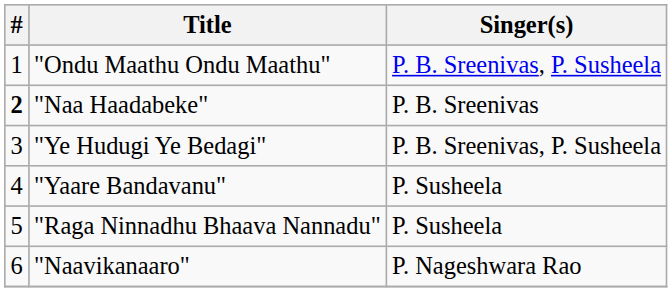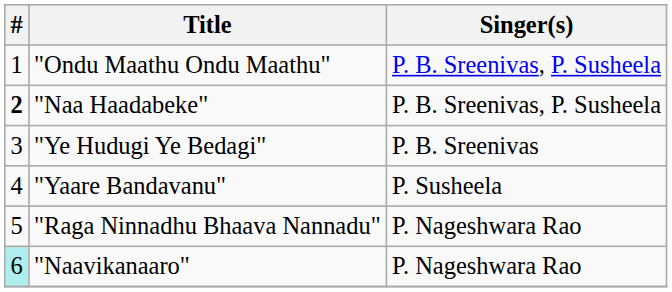(465, 105) P. B. Sreenivas -> (527, 105) P. B. Sreenivas, P. Susheela
(527, 145) P. B. Sreenivas, P. Susheela -> (465, 145) P. B. Sreenivas
(447, 226) P. Susheela -> (487, 226) P. Nageshwara Rao
(17, 266) no background -> (17, 266) paleturquoise background
